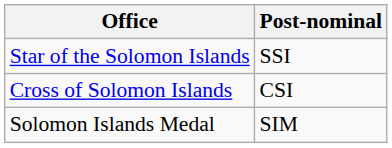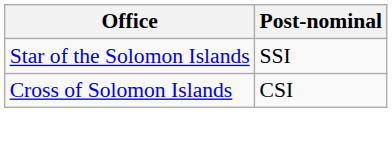- row: (112, 124)
